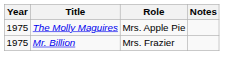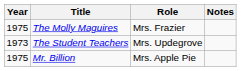(154, 27) Mrs. Apple Pie -> (159, 27) Mrs. Frazier
+ row: (81, 43)
(148, 43) Mrs. Frazier -> (164, 58) Mrs. Apple Pie
